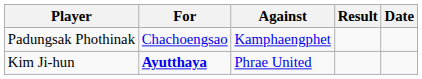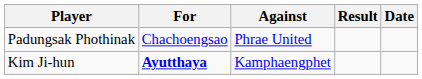(283, 39) Kamphaengphet -> (273, 39) Phrae United
(273, 62) Phrae United -> (283, 62) Kamphaengphet
